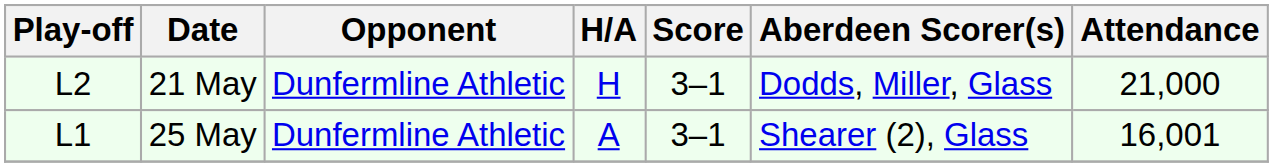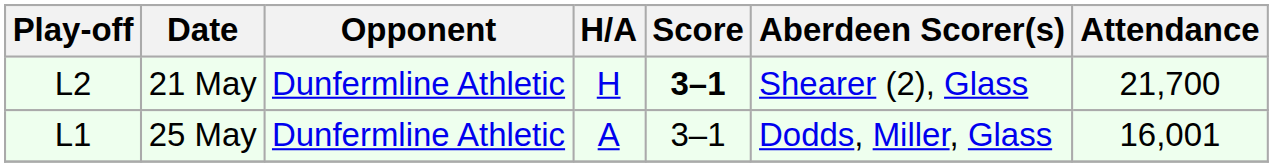(698, 82) normal -> (698, 82) bold
(906, 82) Dodds, Miller, Glass -> (894, 82) Shearer (2), Glass
(1170, 82) 21,000 -> (1170, 82) 21,700
(894, 135) Shearer (2), Glass -> (906, 135) Dodds, Miller, Glass
